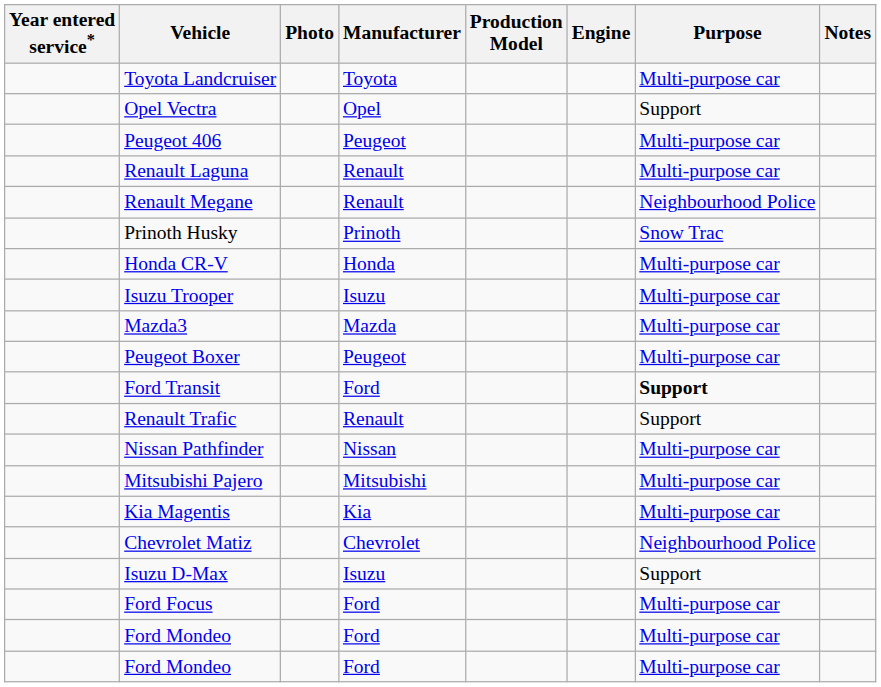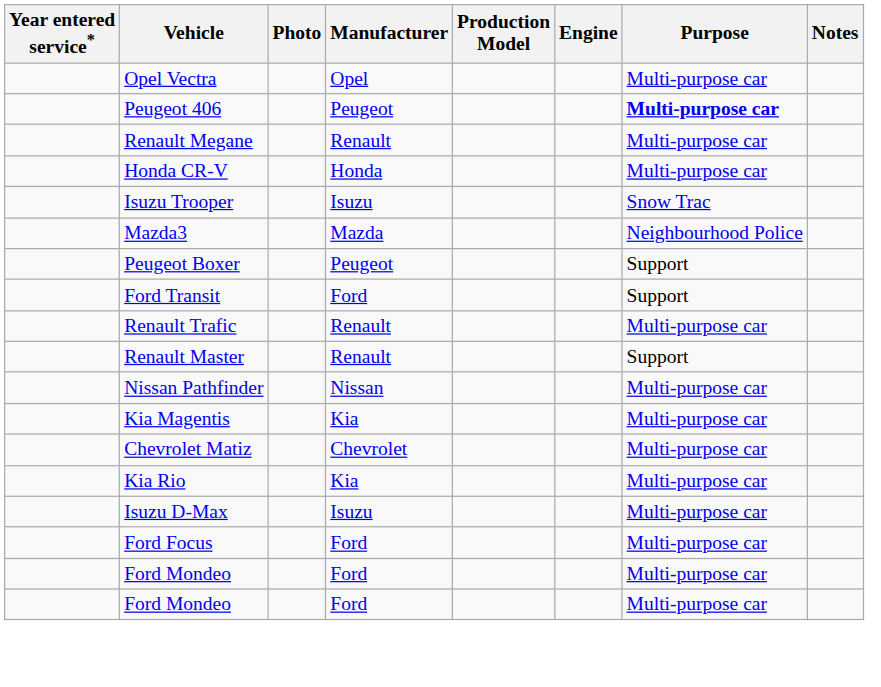- row: (200, 78)
(670, 109) Support -> (697, 78) Multi-purpose car
(709, 140) normal -> (703, 109) bold
- row: (186, 171)
(727, 202) Neighbourhood Police -> (697, 140) Multi-purpose car
- row: (181, 232)
(709, 294) Multi-purpose car -> (669, 202) Snow Trac
(709, 325) Multi-purpose car -> (715, 232) Neighbourhood Police
(709, 356) Multi-purpose car -> (658, 263) Support
(673, 387) bold -> (658, 294) normal
(670, 418) Support -> (697, 325) Multi-purpose car
+ row: (184, 356)
- row: (193, 480)
(727, 542) Neighbourhood Police -> (697, 449) Multi-purpose car
+ row: (155, 480)
(670, 573) Support -> (697, 511) Multi-purpose car
